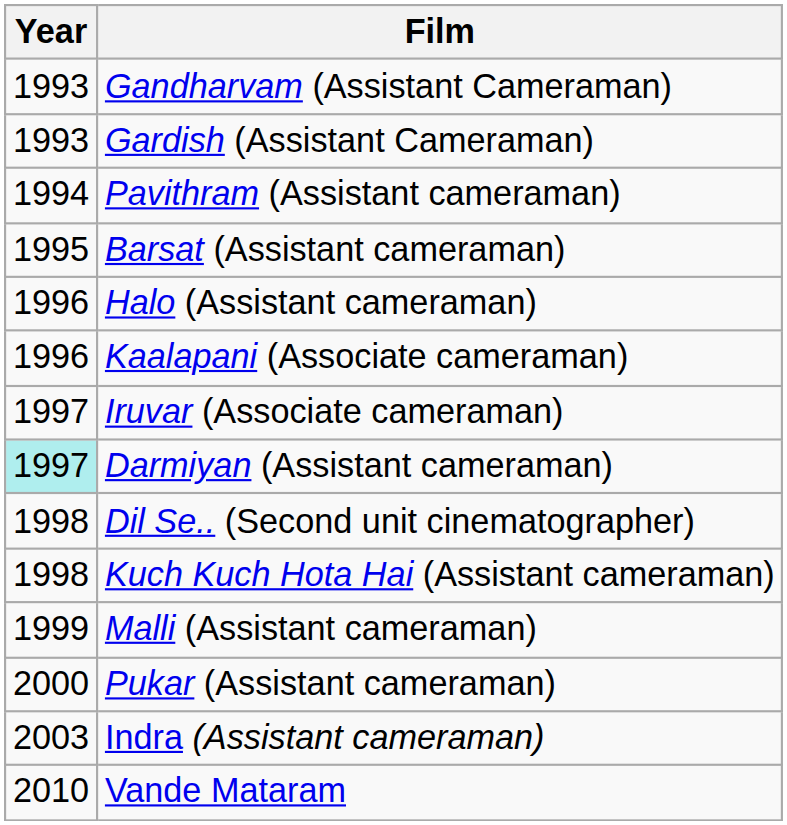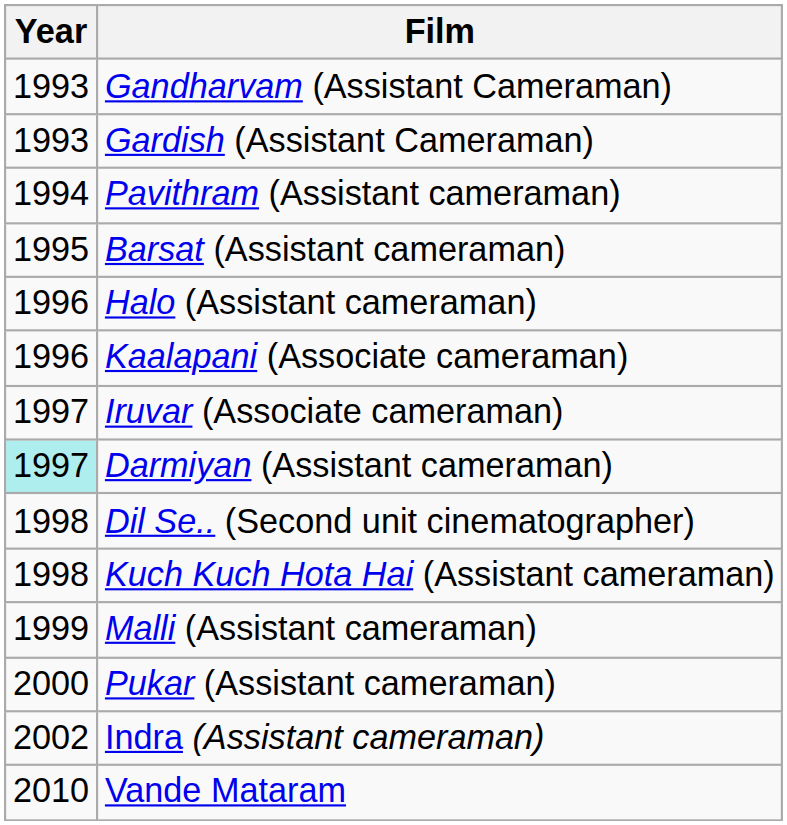(51, 737) 2003 -> (51, 737) 2002
